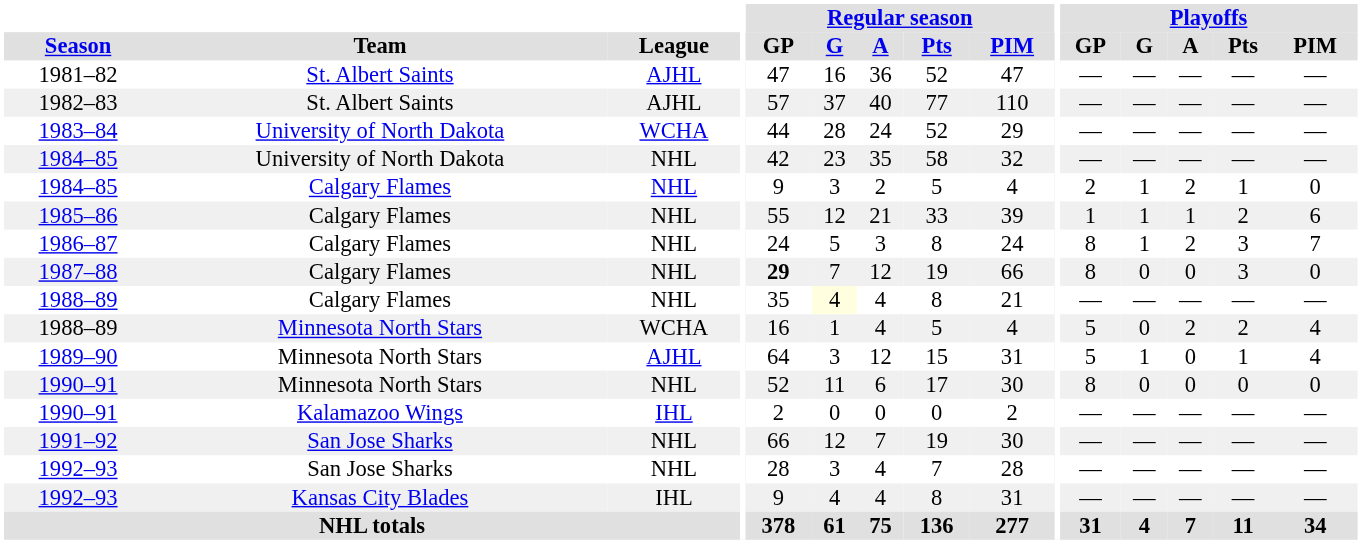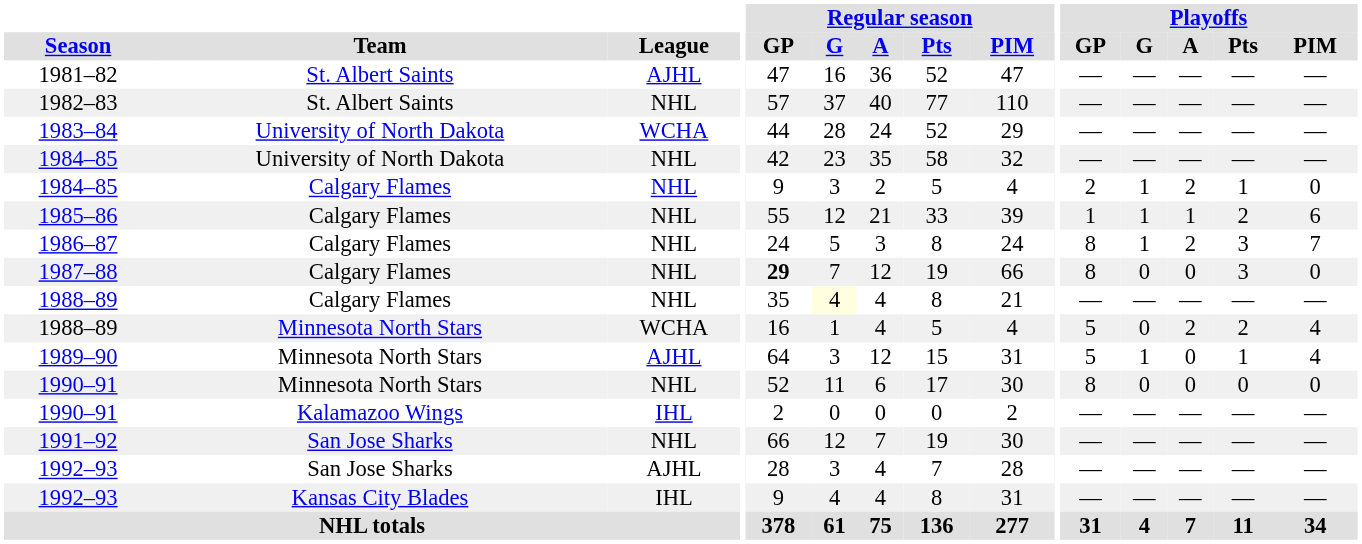(674, 102) AJHL -> (674, 102) NHL
(674, 469) NHL -> (674, 469) AJHL
